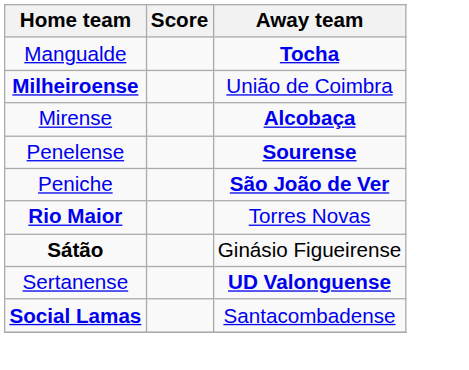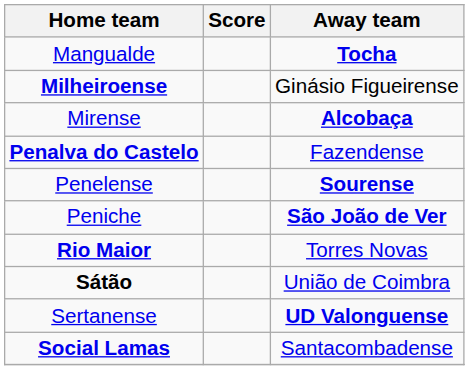(310, 86) União de Coimbra -> (367, 86) Ginásio Figueirense
+ row: (104, 151)
(310, 250) Ginásio Figueirense -> (367, 282) União de Coimbra
